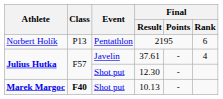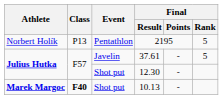(205, 42) 6 -> (205, 42) 5
(205, 57) 4 -> (205, 57) 5
